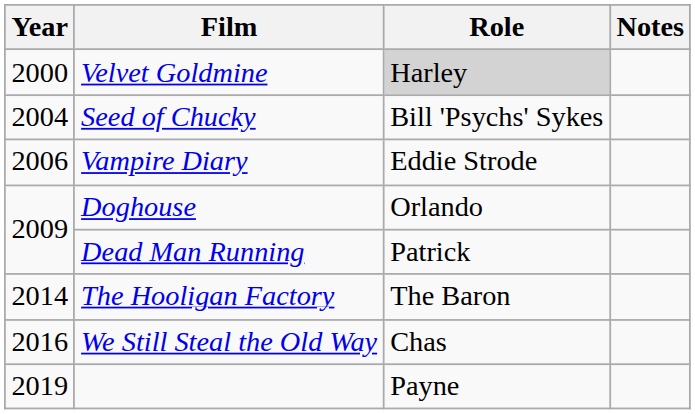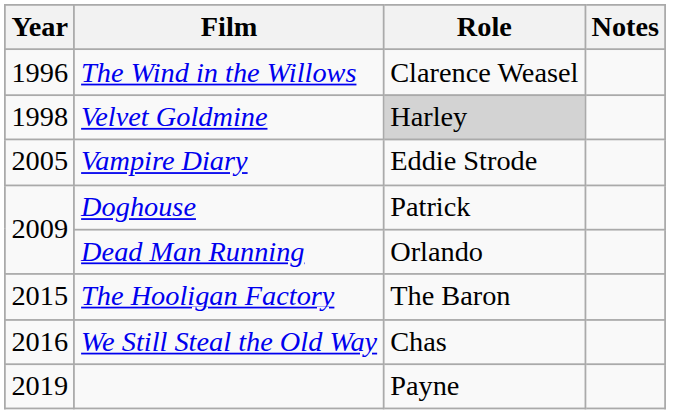+ row: (219, 71)
(40, 71) 2000 -> (40, 116) 1998
- row: (168, 116)
(40, 161) 2006 -> (40, 161) 2005
(437, 206) Orlando -> (430, 206) Patrick
(430, 251) Patrick -> (437, 251) Orlando
(40, 296) 2014 -> (40, 296) 2015
